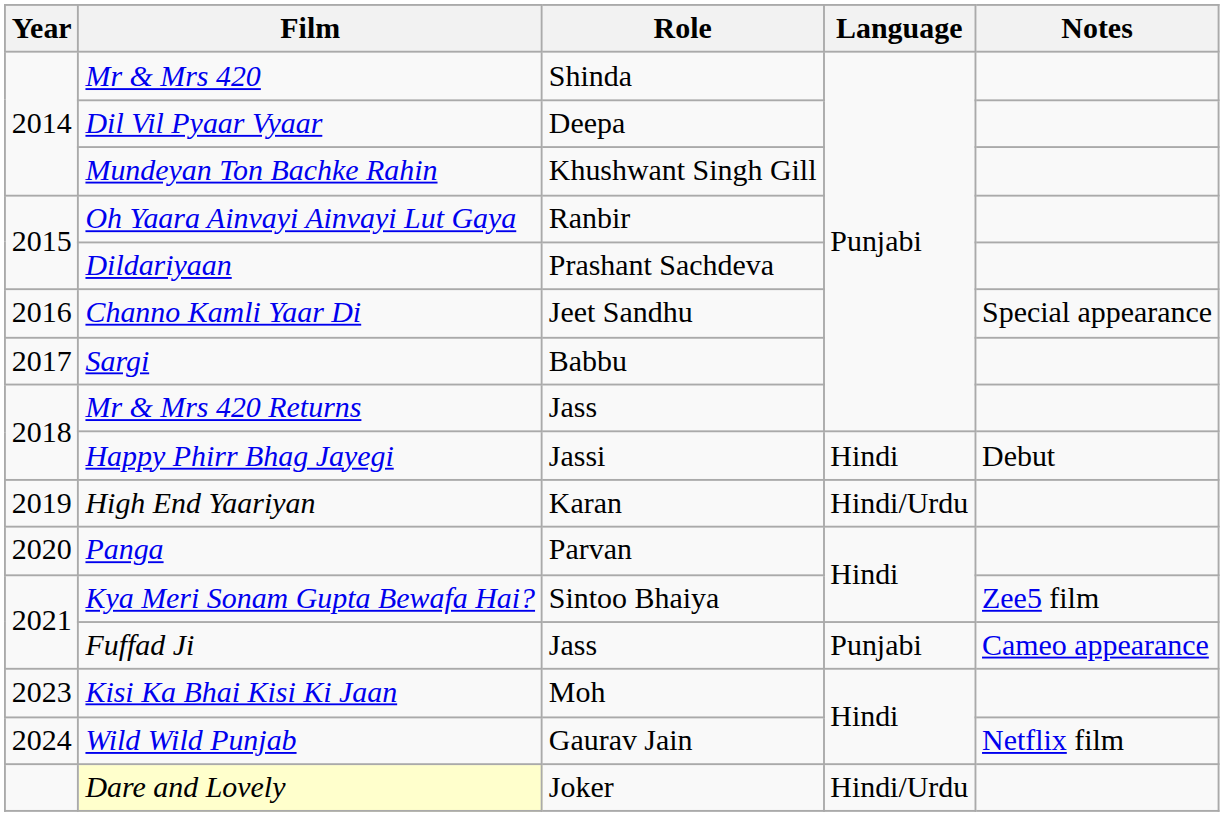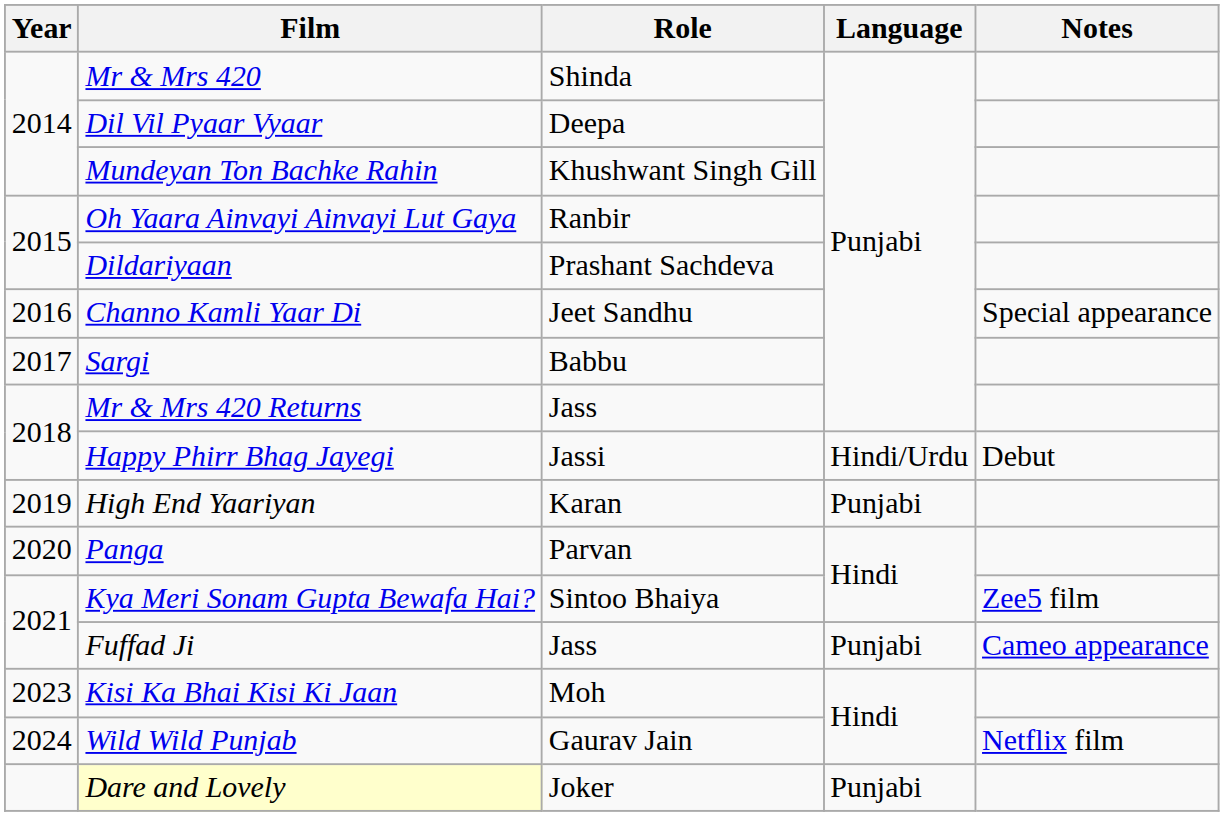(864, 455) Hindi -> (899, 455) Hindi/Urdu
(899, 502) Hindi/Urdu -> (876, 502) Punjabi
(899, 787) Hindi/Urdu -> (876, 787) Punjabi
